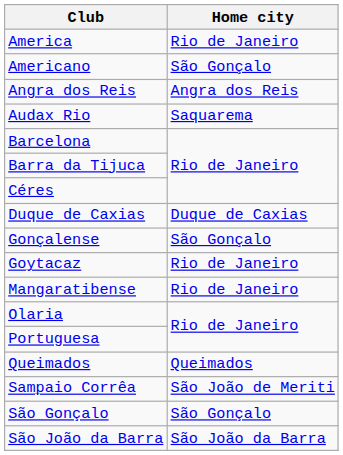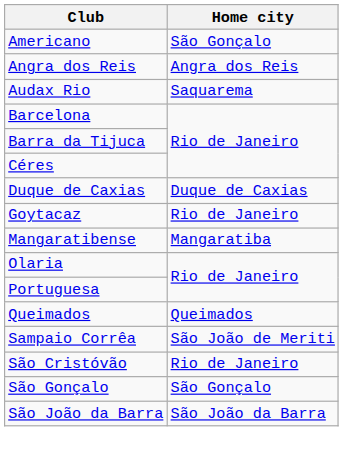- row: (40, 42)
- row: (54, 240)
(235, 290) Rio de Janeiro -> (221, 240) Mangaratiba
+ row: (68, 364)
